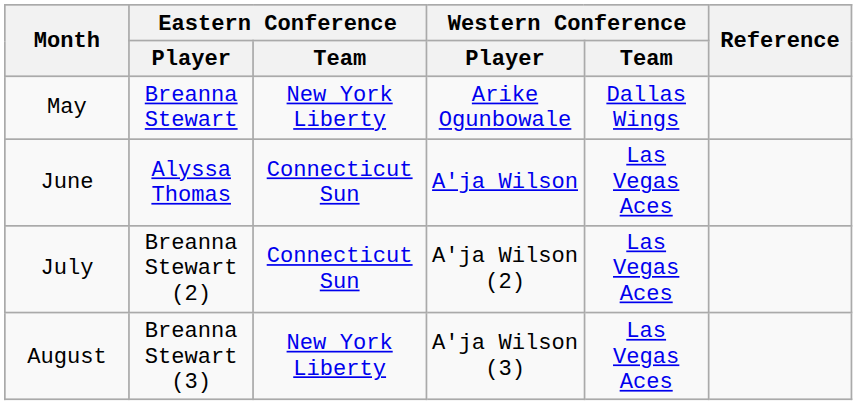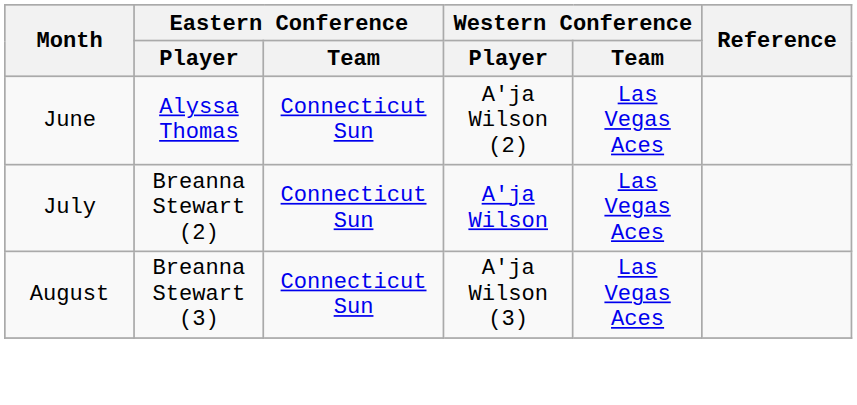- row: (67, 108)
(505, 182) A'ja Wilson -> (508, 120) A'ja Wilson (2)
(505, 269) A'ja Wilson (2) -> (508, 207) A'ja Wilson
(340, 356) New York Liberty -> (354, 294) Connecticut Sun
